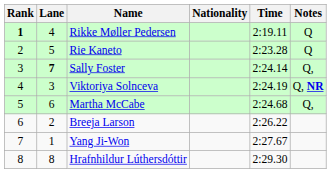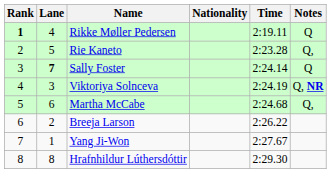(308, 50) Q -> (308, 50) Q,
(308, 68) Q, -> (308, 68) Q
